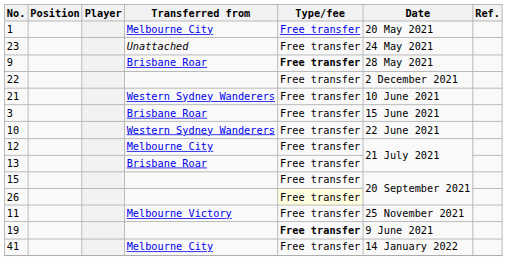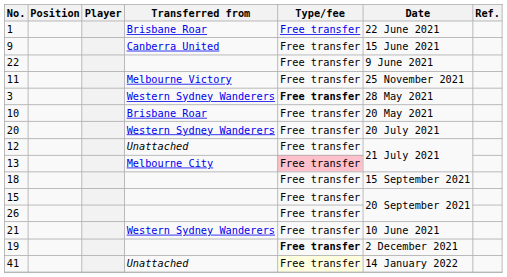(170, 30) Melbourne City -> (167, 30) Brisbane Roar
(399, 30) 20 May 2021 -> (402, 30) 22 June 2021
- row: (13, 46)
(167, 63) Brisbane Roar -> (173, 46) Canberra United
(320, 63) bold -> (320, 46) normal
(399, 63) 28 May 2021 -> (402, 46) 15 June 2021
(412, 80) 2 December 2021 -> (399, 63) 9 June 2021
rows swapped: (13, 96) <-> (13, 214)
(167, 113) Brisbane Roar -> (201, 96) Western Sydney Wanderers
(320, 113) normal -> (320, 96) bold
(402, 113) 15 June 2021 -> (399, 96) 28 May 2021
(201, 130) Western Sydney Wanderers -> (167, 113) Brisbane Roar
(402, 130) 22 June 2021 -> (399, 113) 20 May 2021
+ row: (13, 130)
(170, 147) Melbourne City -> (158, 147) Unattached
(167, 163) Brisbane Roar -> (170, 163) Melbourne City
(320, 163) no background -> (320, 163) pink background
+ row: (13, 180)
(320, 197) lightyellow background -> (320, 214) no background
(399, 230) 9 June 2021 -> (412, 247) 2 December 2021
(170, 247) Melbourne City -> (158, 264) Unattached
(320, 247) no background -> (320, 264) lightyellow background
